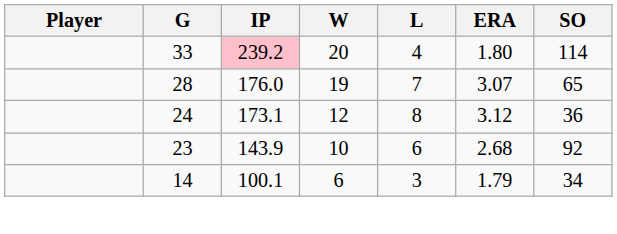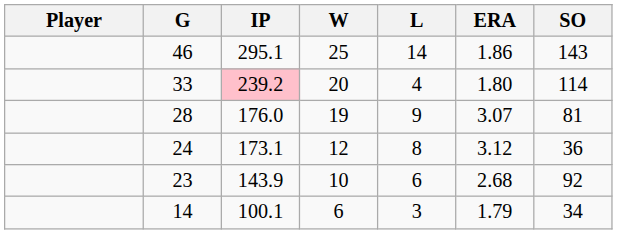+ row: (182, 52)
(417, 84) 7 -> (417, 116) 9
(573, 84) 65 -> (573, 116) 81
